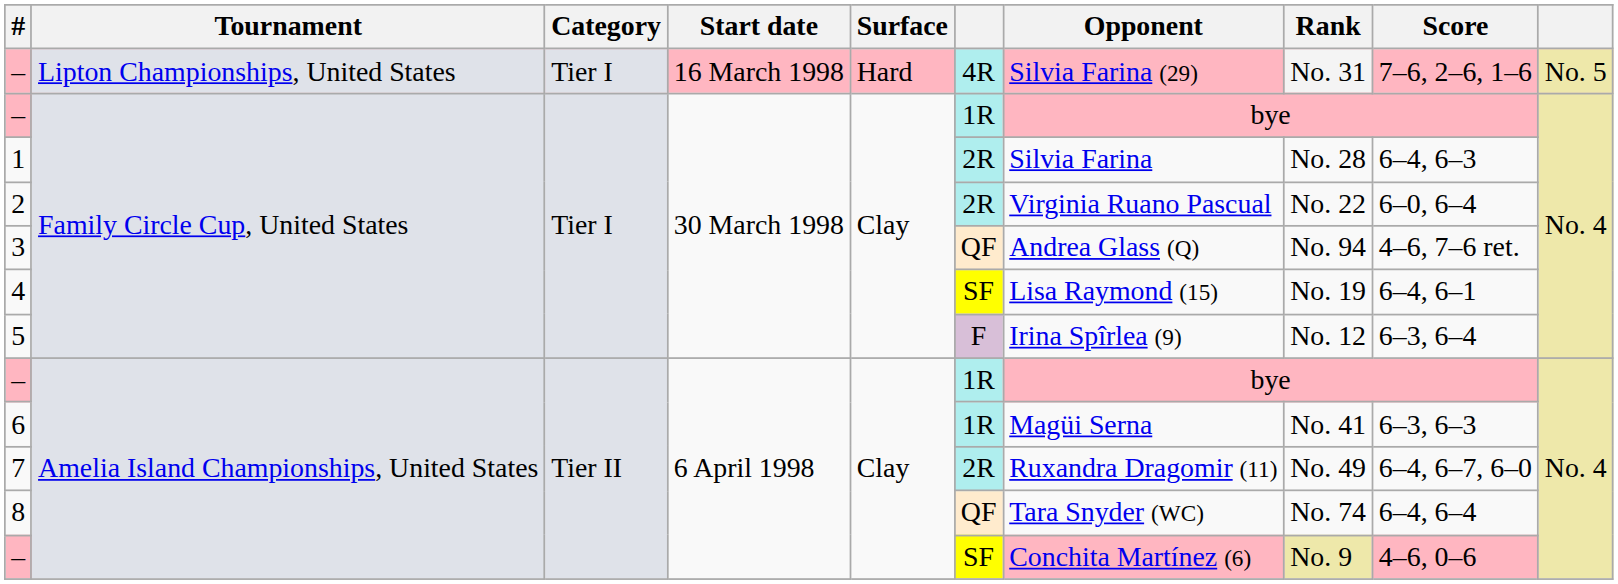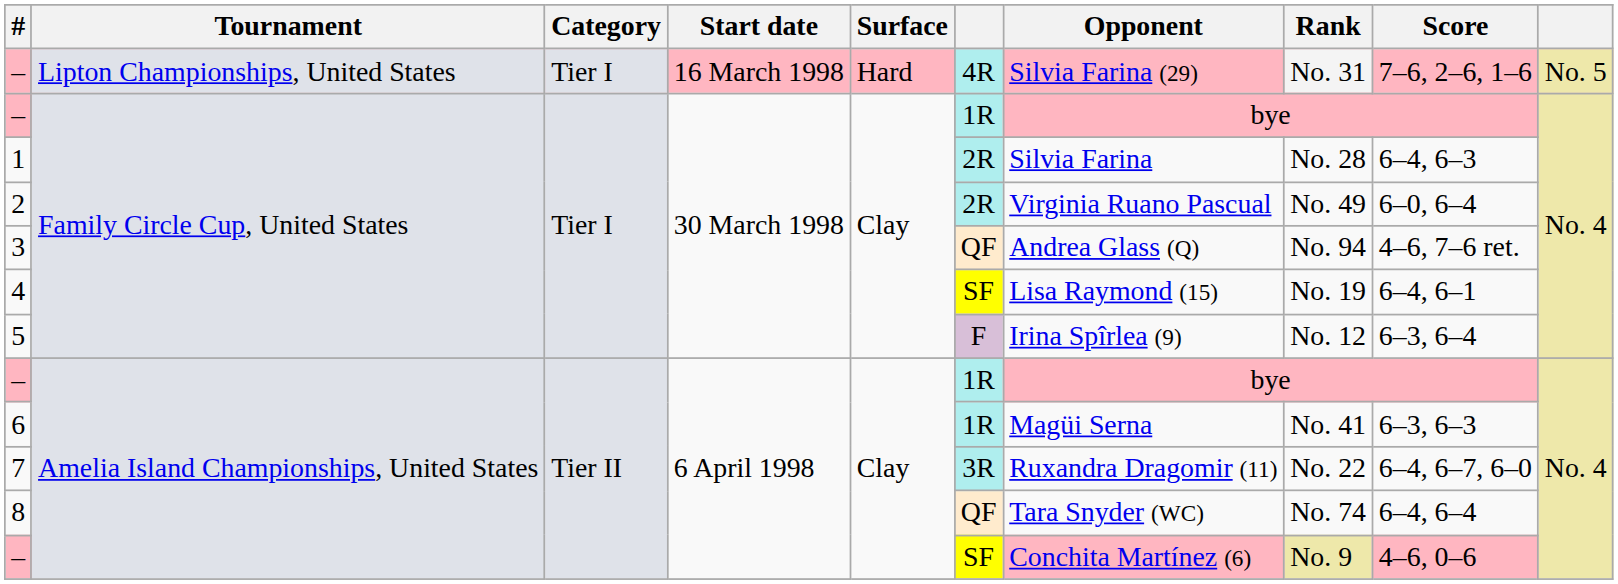(1328, 203) No. 22 -> (1328, 203) No. 49
(979, 468) 2R -> (979, 468) 3R
(1328, 468) No. 49 -> (1328, 468) No. 22
